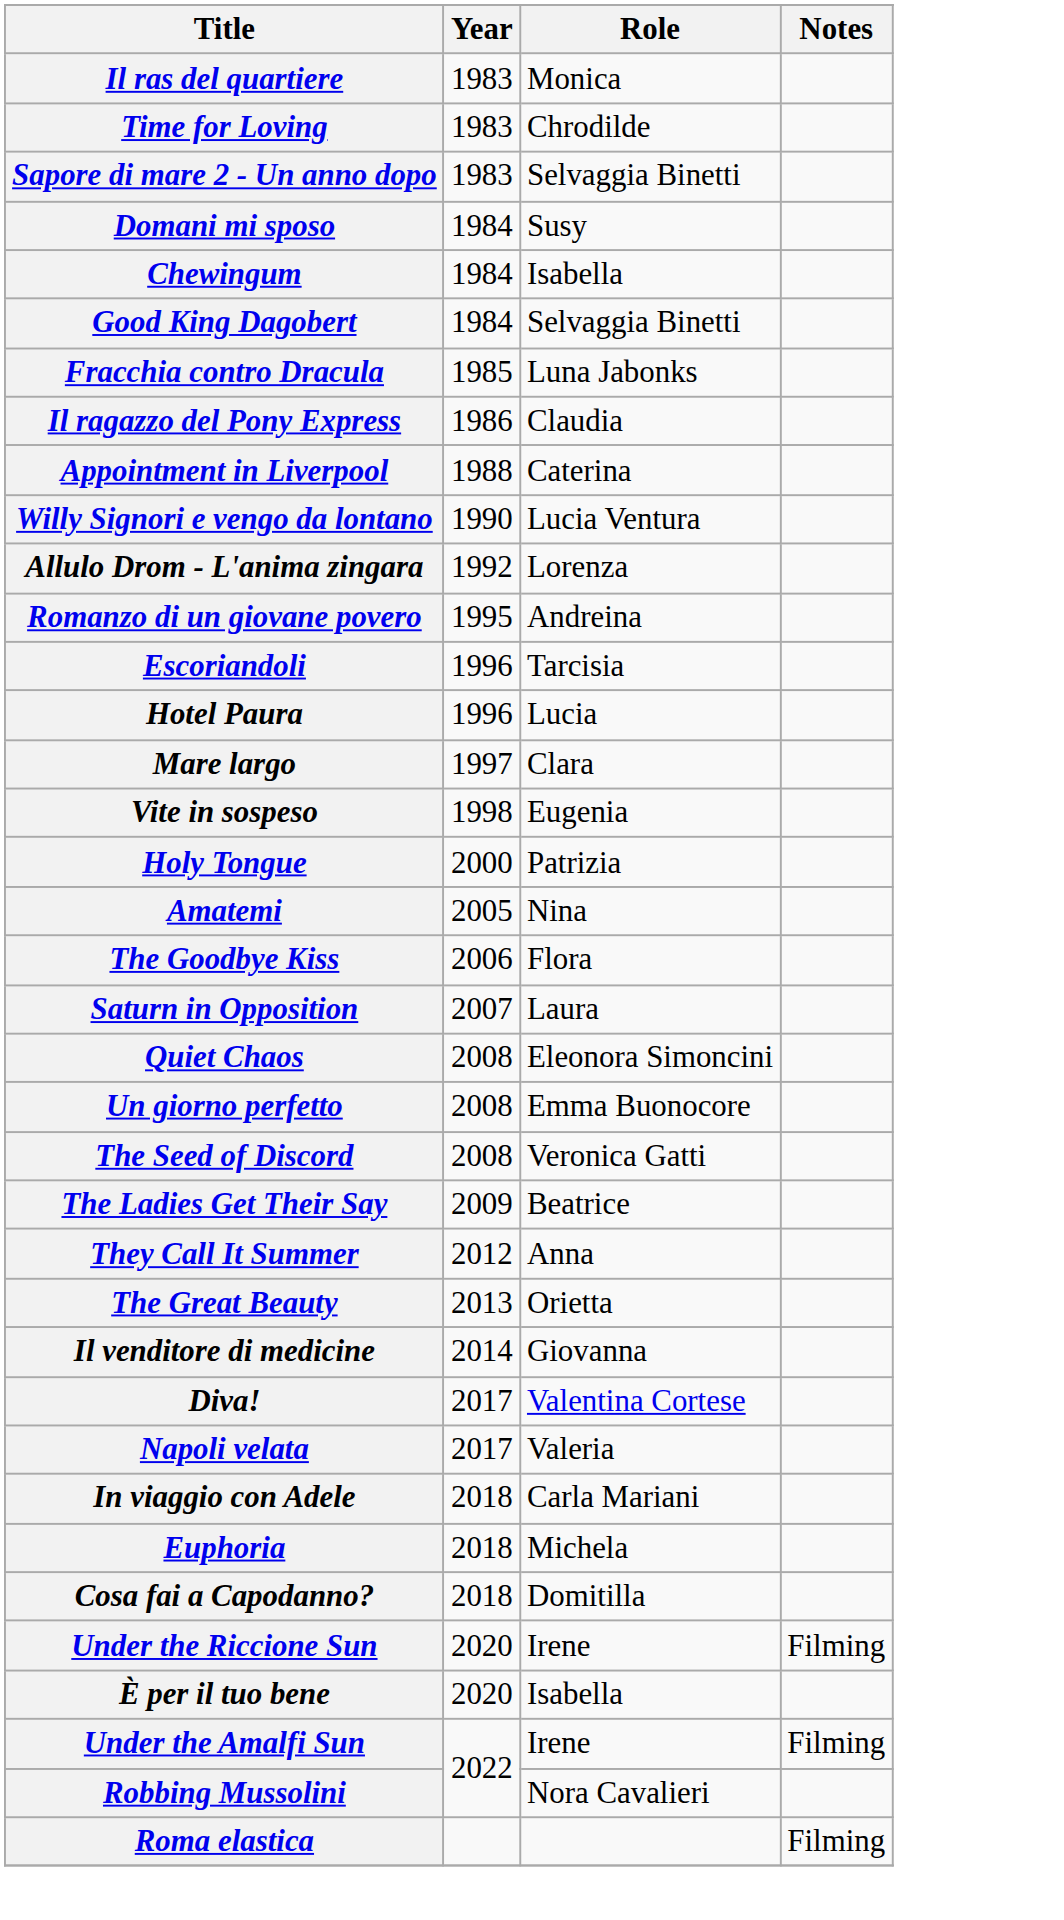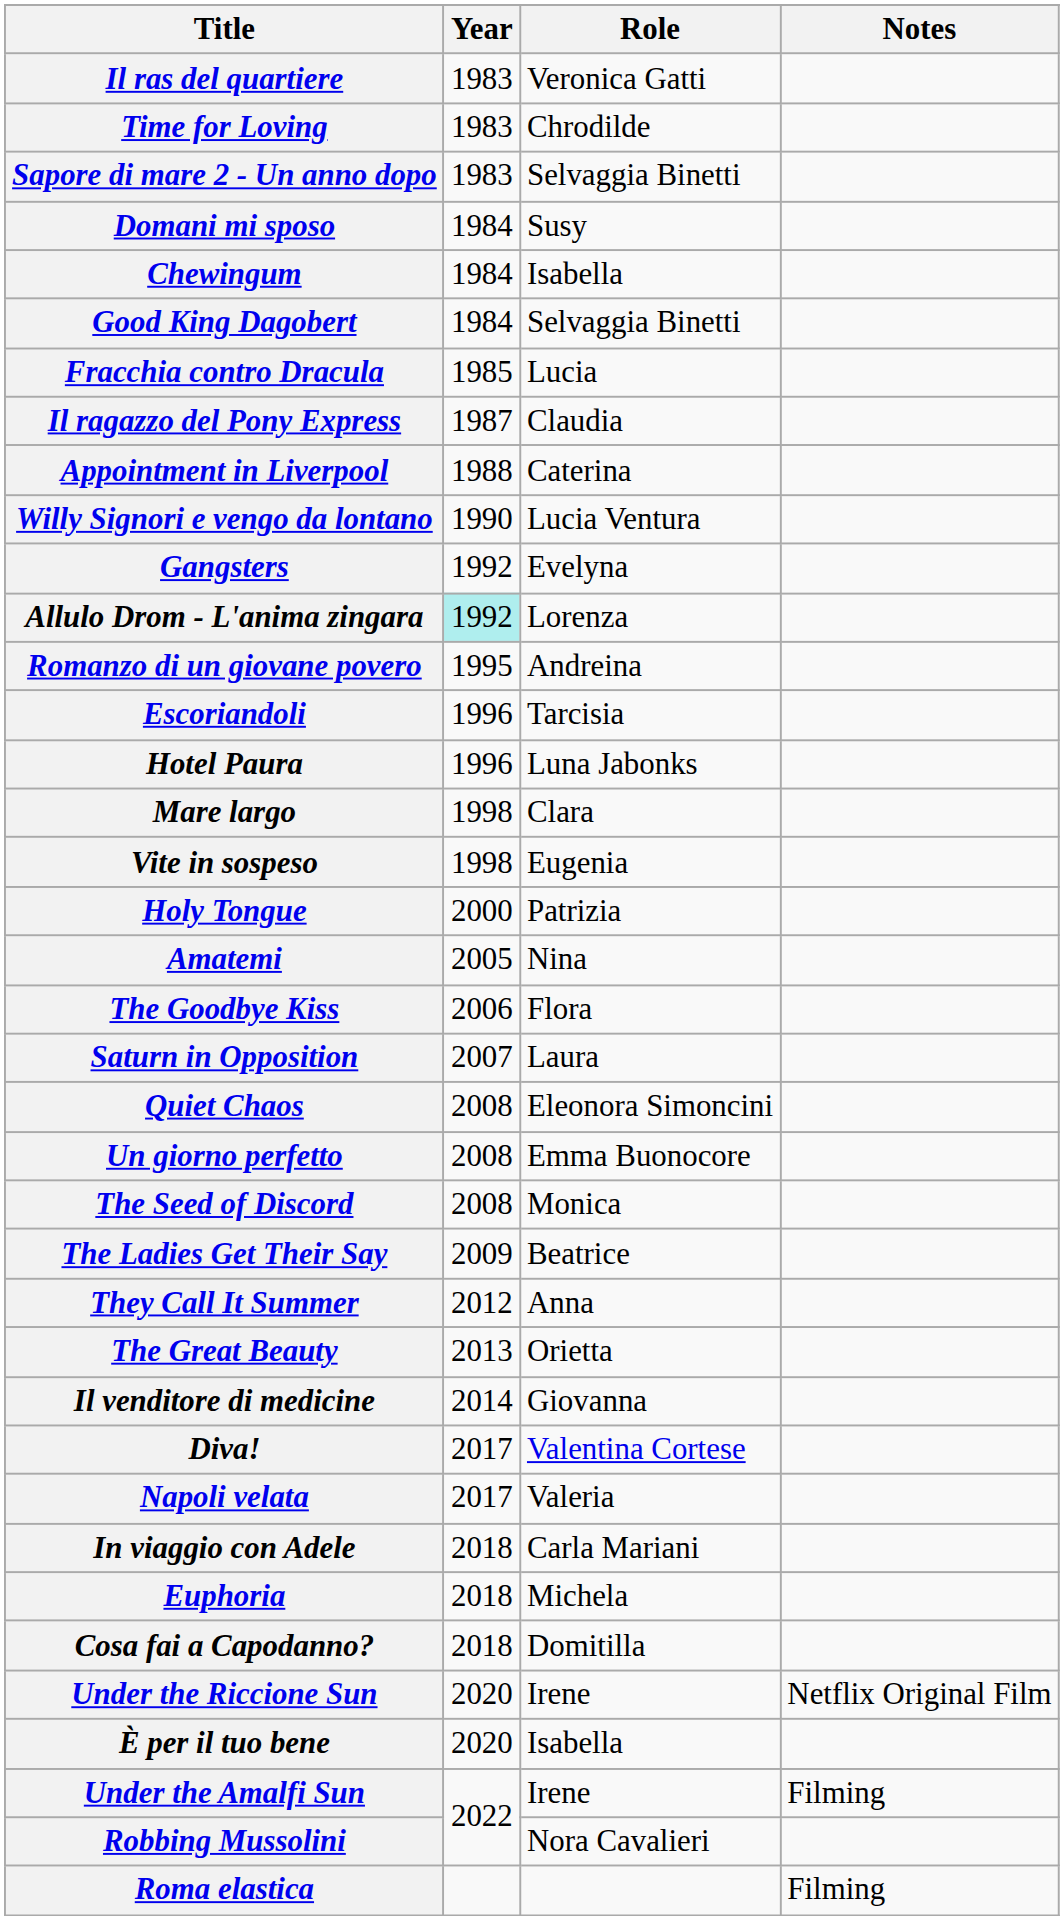(574, 77) Monica -> (617, 77) Veronica Gatti
(612, 371) Luna Jabonks -> (562, 371) Lucia
(482, 420) 1986 -> (482, 420) 1987
+ row: (224, 567)
(482, 567) no background -> (482, 616) paleturquoise background
(562, 714) Lucia -> (612, 763) Luna Jabonks
(482, 763) 1997 -> (482, 812) 1998
(617, 1155) Veronica Gatti -> (574, 1204) Monica
(836, 1645) Filming -> (919, 1694) Netflix Original Film
